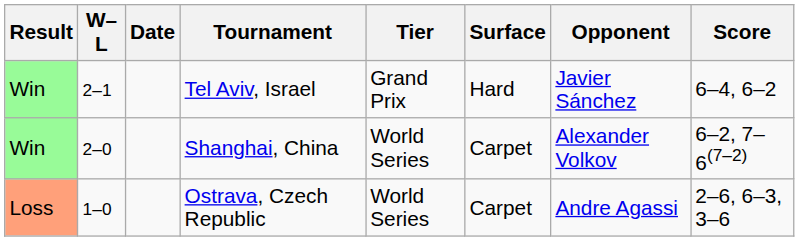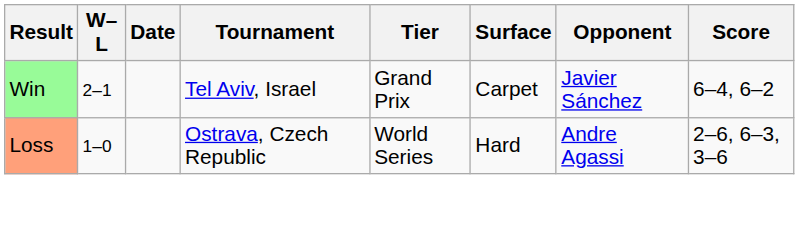(492, 89) Hard -> (507, 89) Carpet
- row: (262, 148)
(501, 207) Carpet -> (498, 145) Hard
